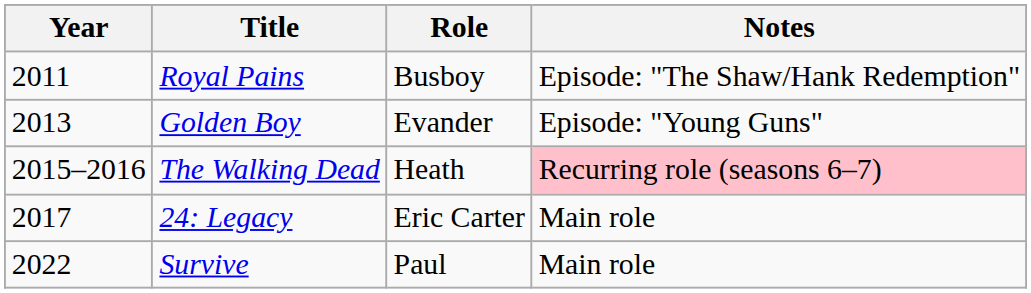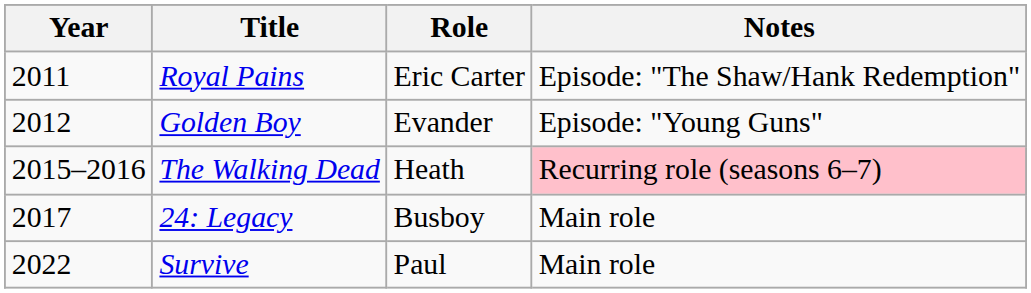(439, 75) Busboy -> (459, 75) Eric Carter
(42, 122) 2013 -> (42, 122) 2012
(459, 216) Eric Carter -> (439, 216) Busboy
